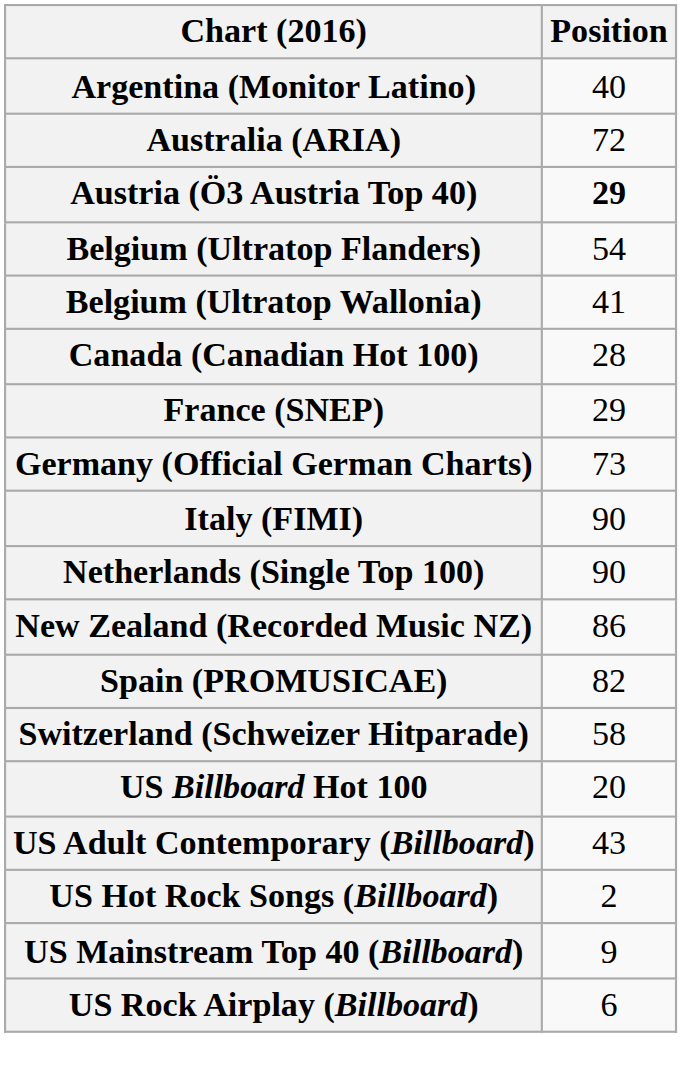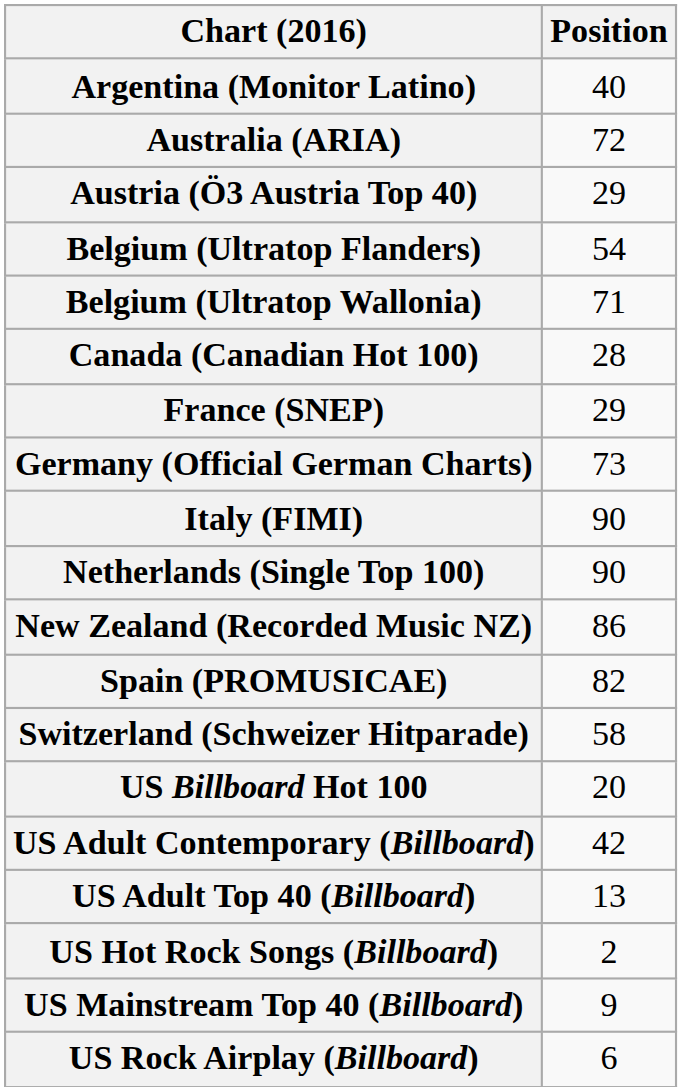(609, 193) bold -> (609, 193) normal
(609, 301) 41 -> (609, 301) 71
(609, 842) 43 -> (609, 842) 42
+ row: (274, 896)
